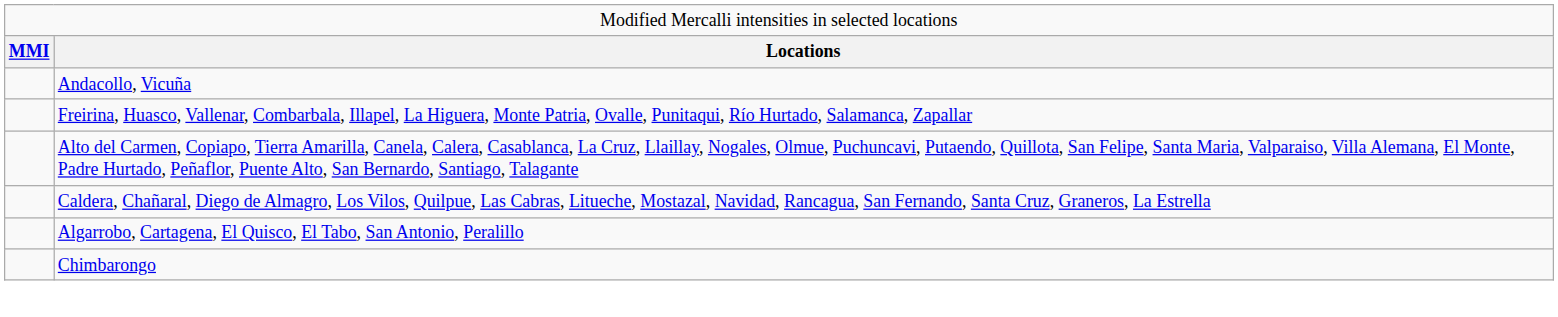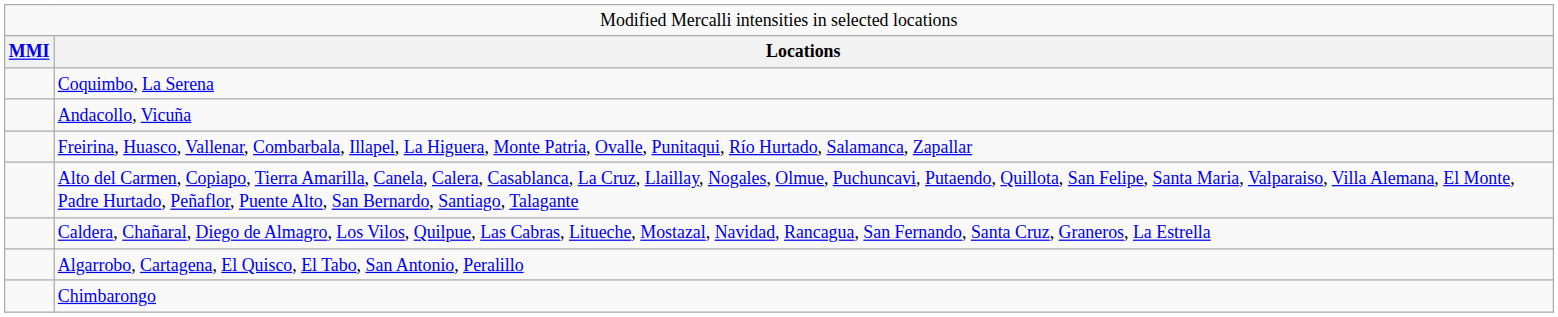+ row: (136, 84)
